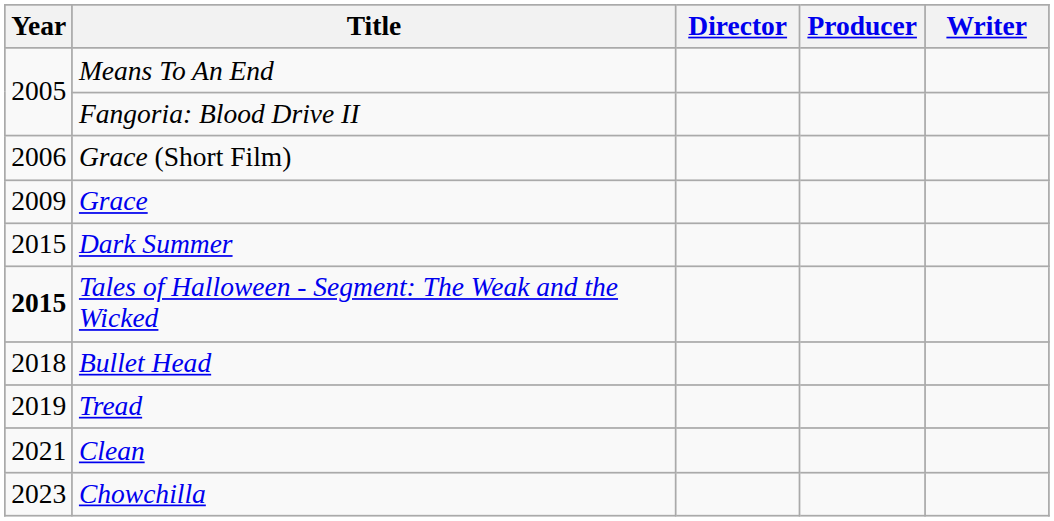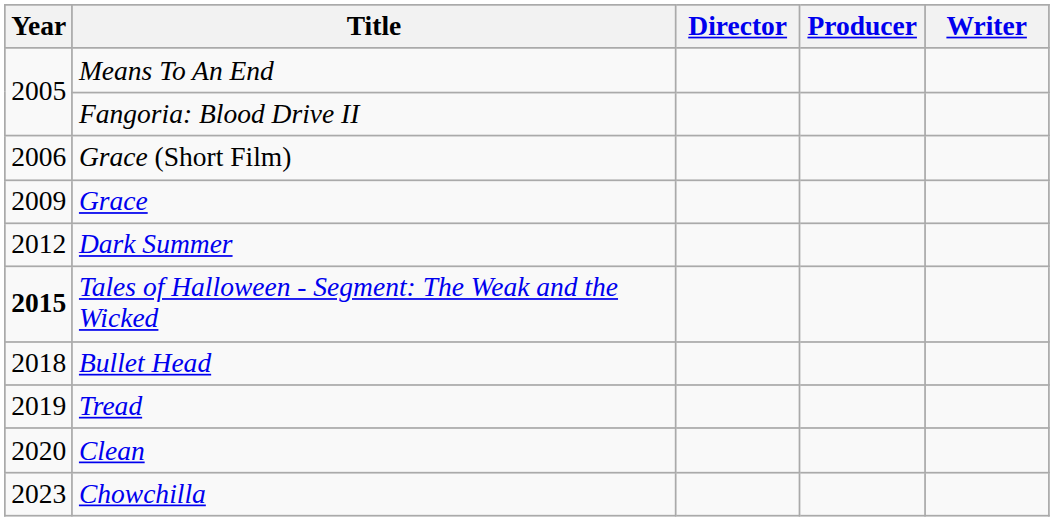(39, 244) 2015 -> (39, 244) 2012
(39, 450) 2021 -> (39, 450) 2020
